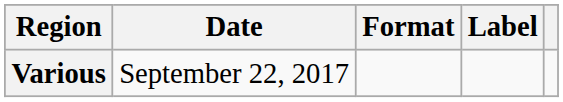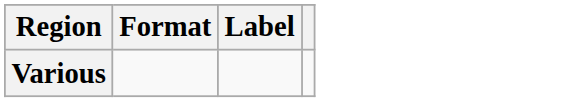- column: (234, 27)
